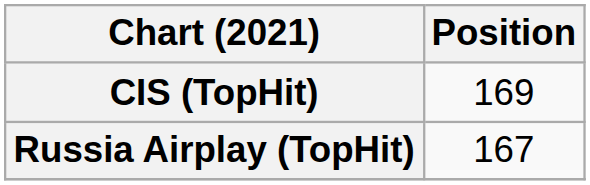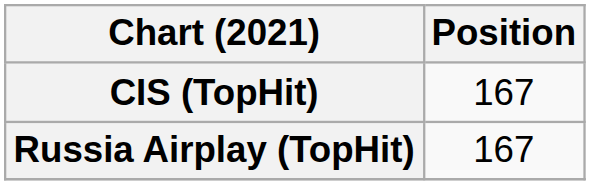(504, 91) 169 -> (504, 91) 167
